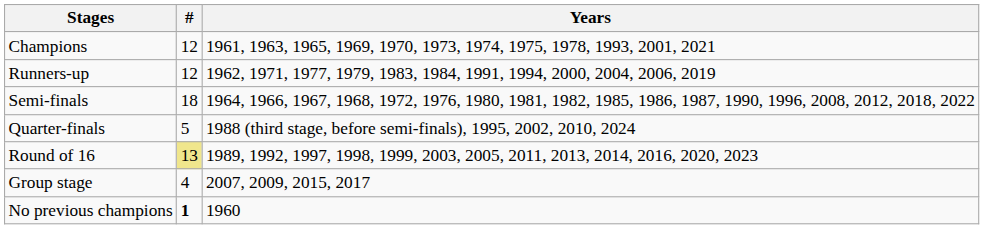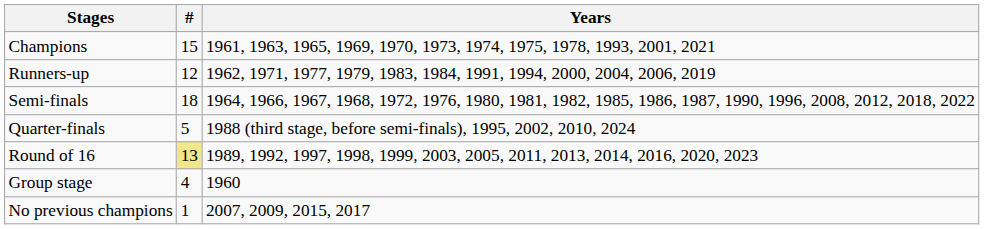(189, 45) 12 -> (189, 45) 15
(288, 182) 2007, 2009, 2015, 2017 -> (223, 182) 1960
(185, 210) bold -> (185, 210) normal
(223, 210) 1960 -> (288, 210) 2007, 2009, 2015, 2017
